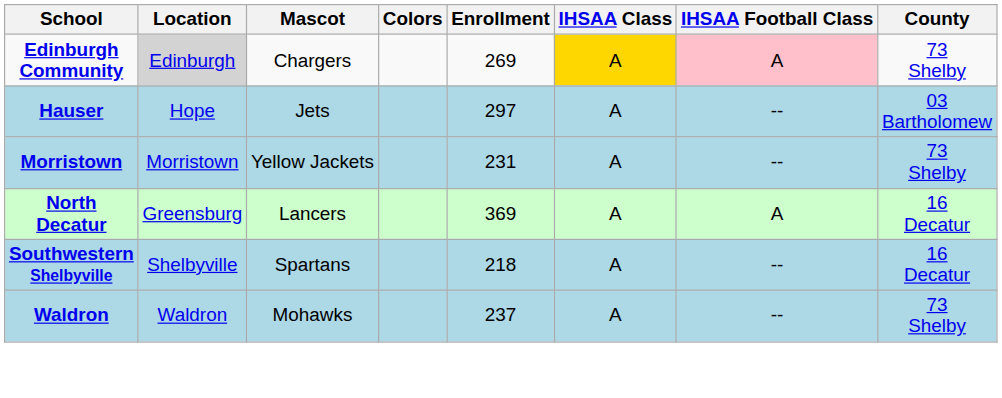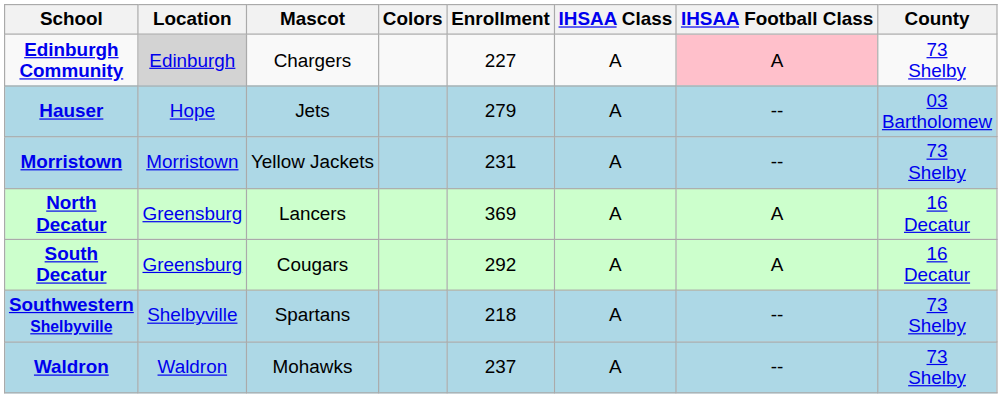(501, 60) 269 -> (501, 60) 227
(615, 60) gold background -> (615, 60) no background
(501, 111) 297 -> (501, 111) 279
+ row: (71, 264)
(937, 264) 16 Decatur -> (937, 315) 73 Shelby
